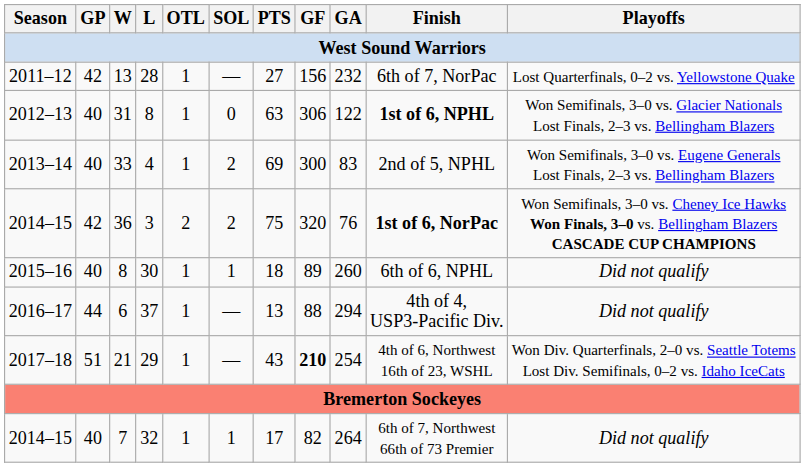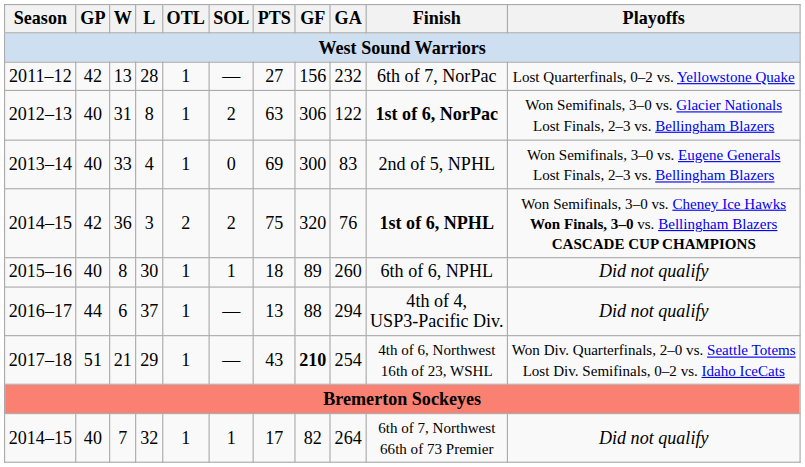(231, 115) 0 -> (231, 115) 2
(437, 115) 1st of 6, NPHL -> (437, 115) 1st of 6, NorPac
(231, 164) 2 -> (231, 164) 0
(437, 223) 1st of 6, NorPac -> (437, 223) 1st of 6, NPHL
